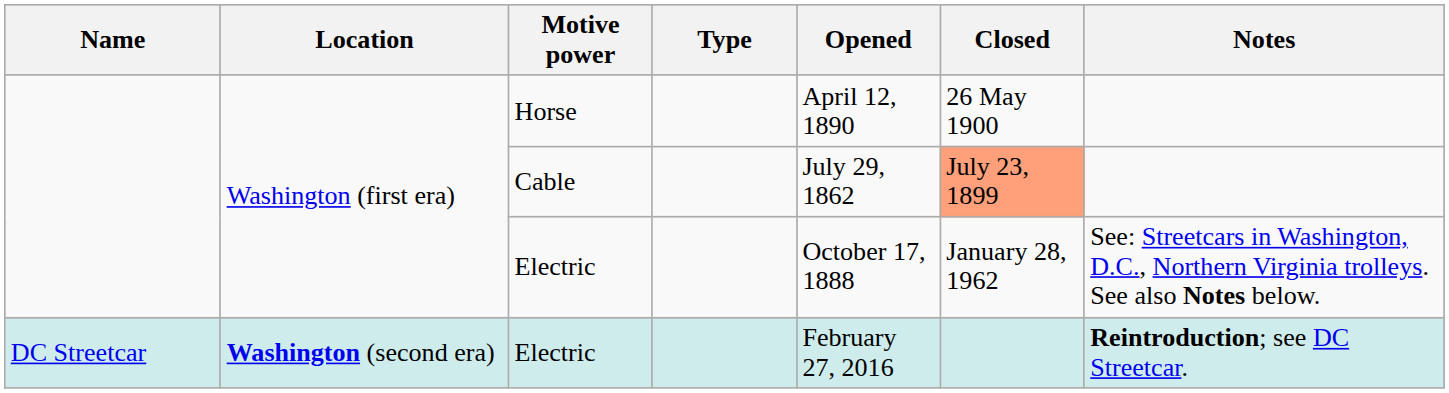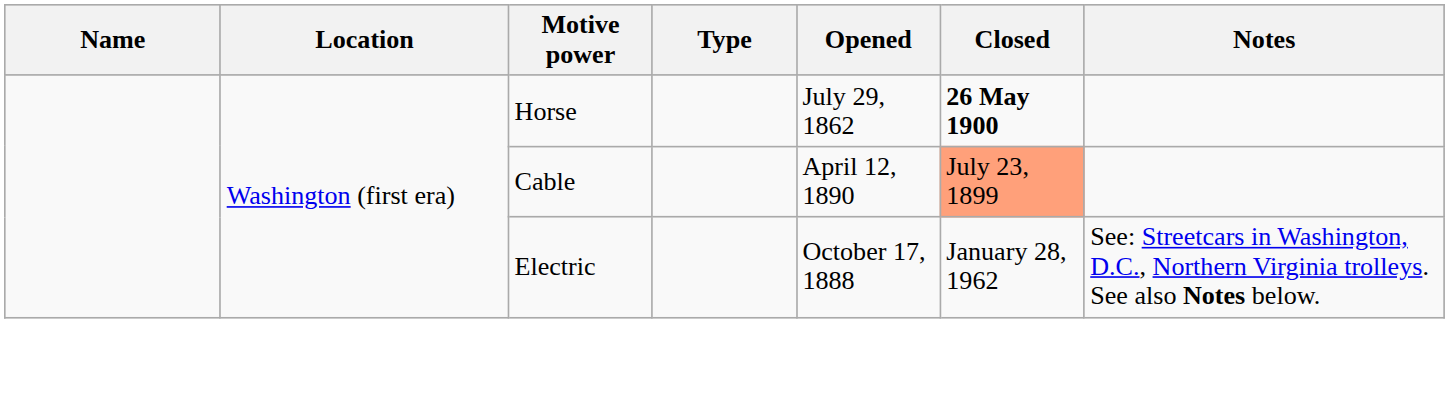(849, 110) April 12, 1890 -> (844, 110) July 29, 1862
(987, 110) normal -> (988, 110) bold
(844, 181) July 29, 1862 -> (849, 181) April 12, 1890
- row: (79, 351)
